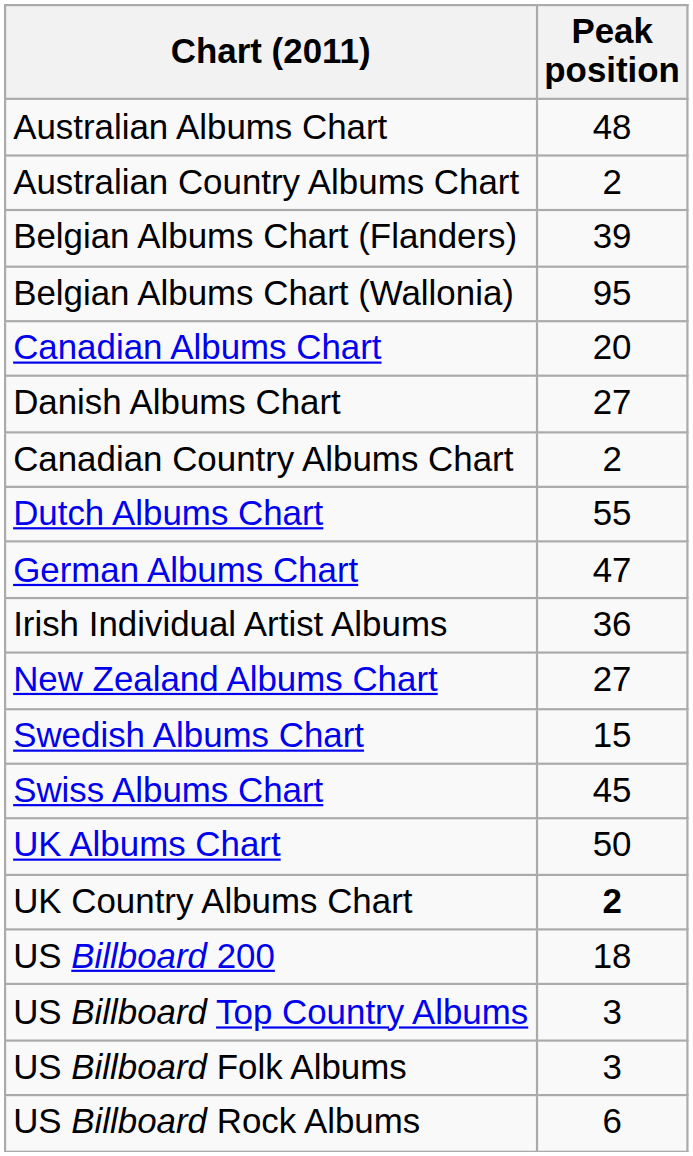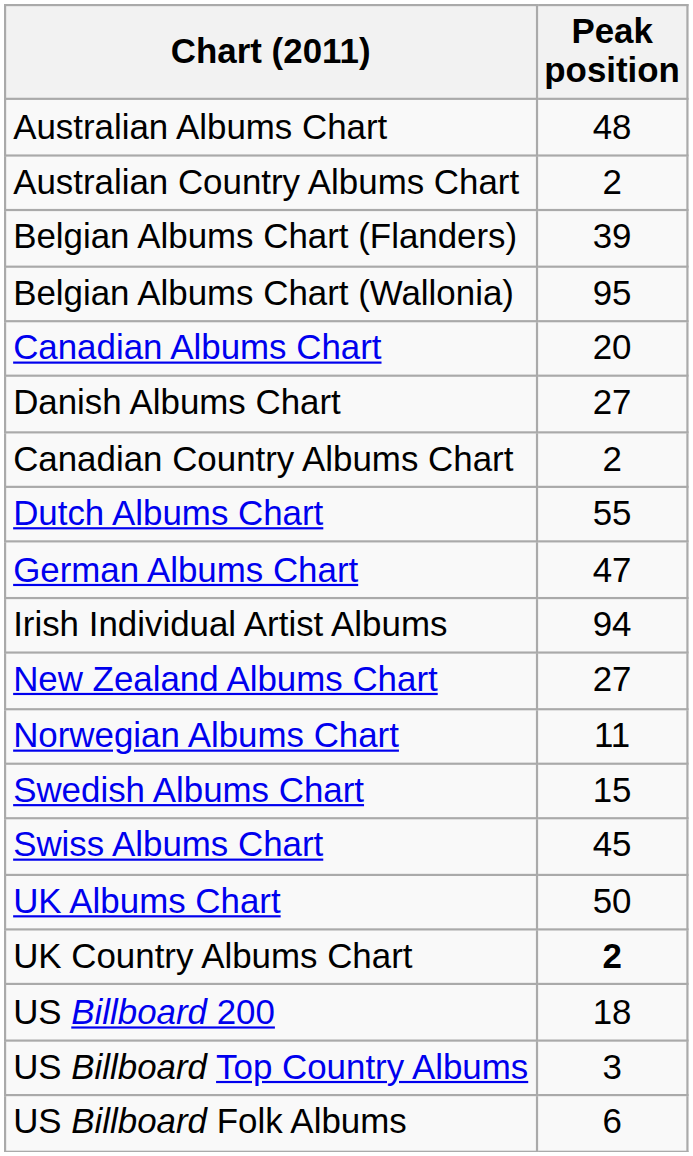(612, 624) 36 -> (612, 624) 94
+ row: (206, 735)
(612, 1067) 3 -> (612, 1122) 6
- row: (217, 1122)
